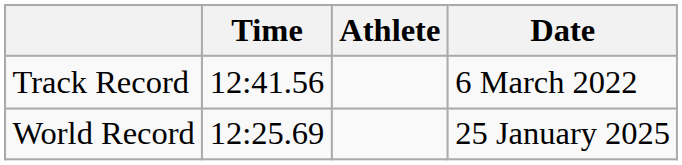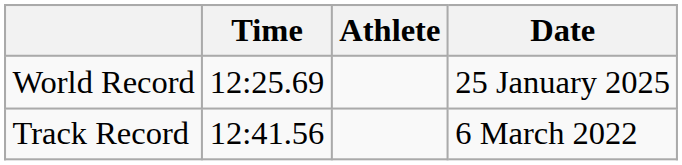rows swapped: (104, 133) <-> (101, 81)
